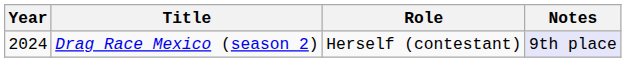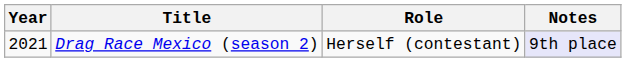(28, 44) 2024 -> (28, 44) 2021
